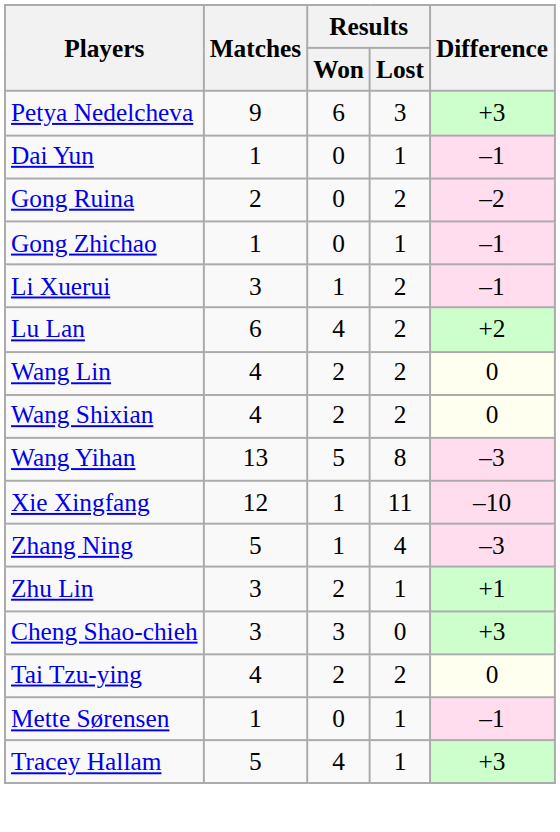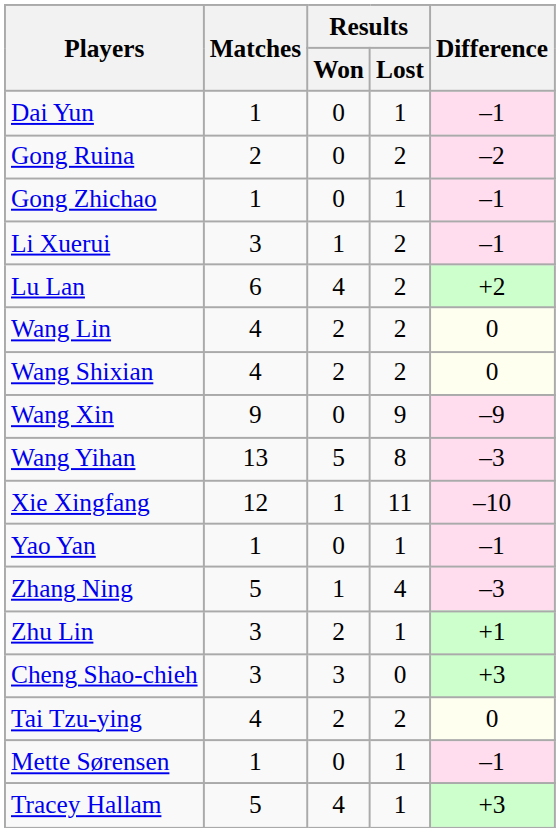- row: (102, 112)
+ row: (62, 415)
+ row: (53, 545)
